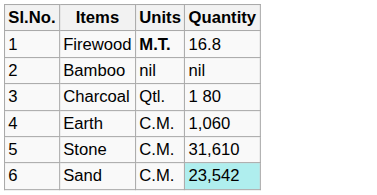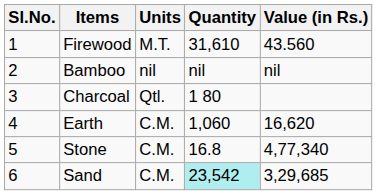+ column: (316, 17)
(155, 44) bold -> (155, 44) normal
(205, 44) 16.8 -> (214, 44) 31,610
(214, 149) 31,610 -> (205, 149) 16.8
